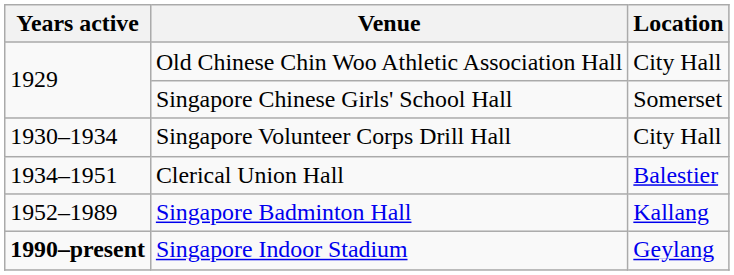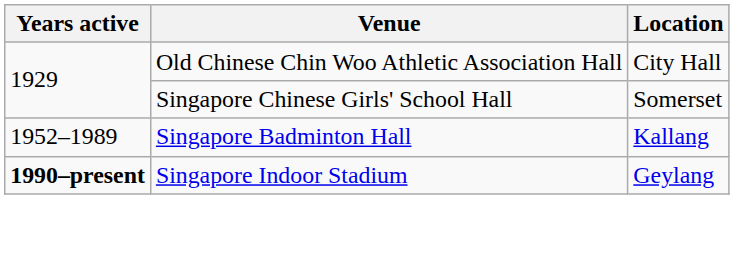- row: (334, 136)
- row: (250, 174)
